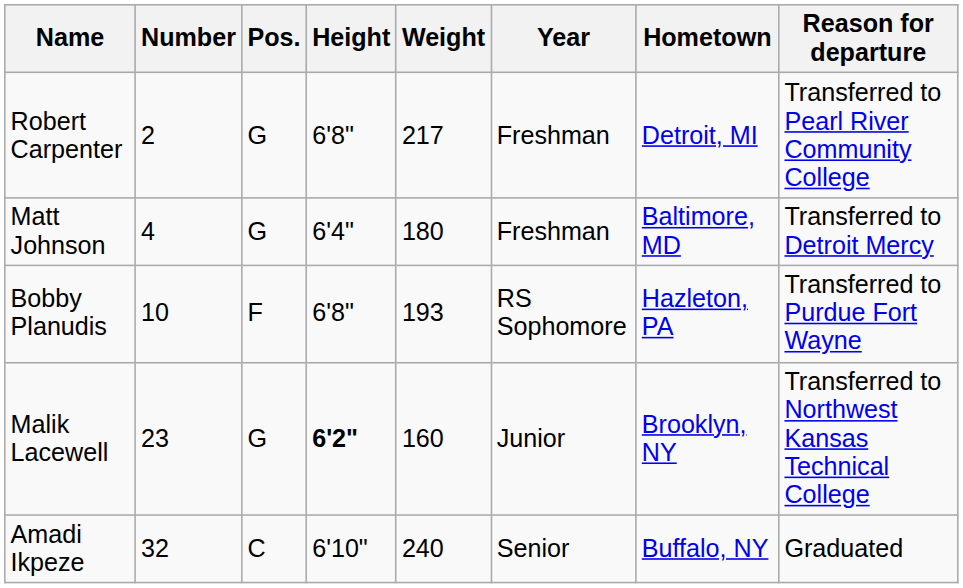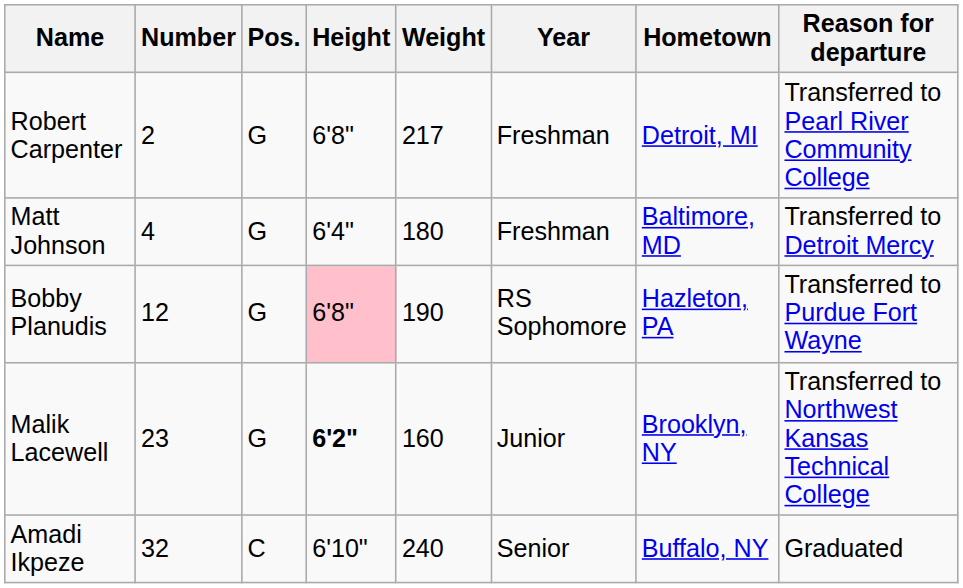(155, 313) 10 -> (155, 313) 12
(255, 313) F -> (257, 313) G
(333, 313) no background -> (333, 313) pink background
(423, 313) 193 -> (423, 313) 190
